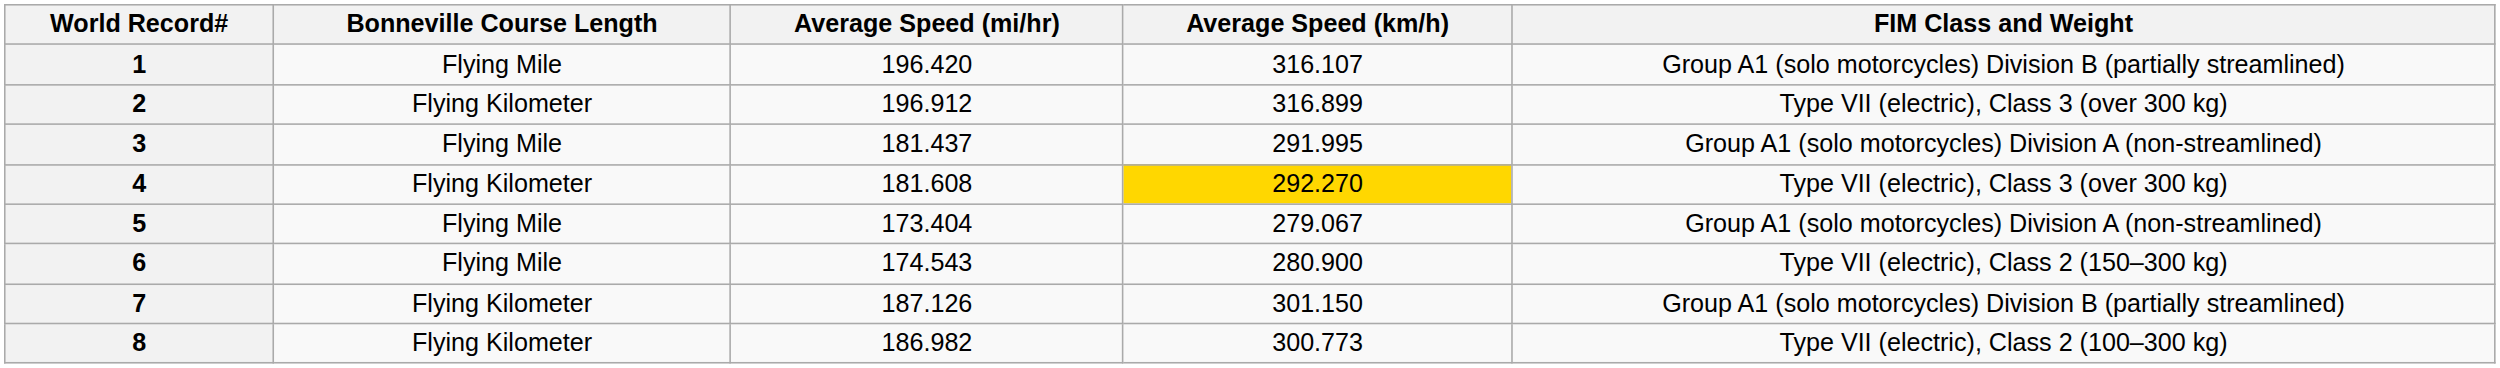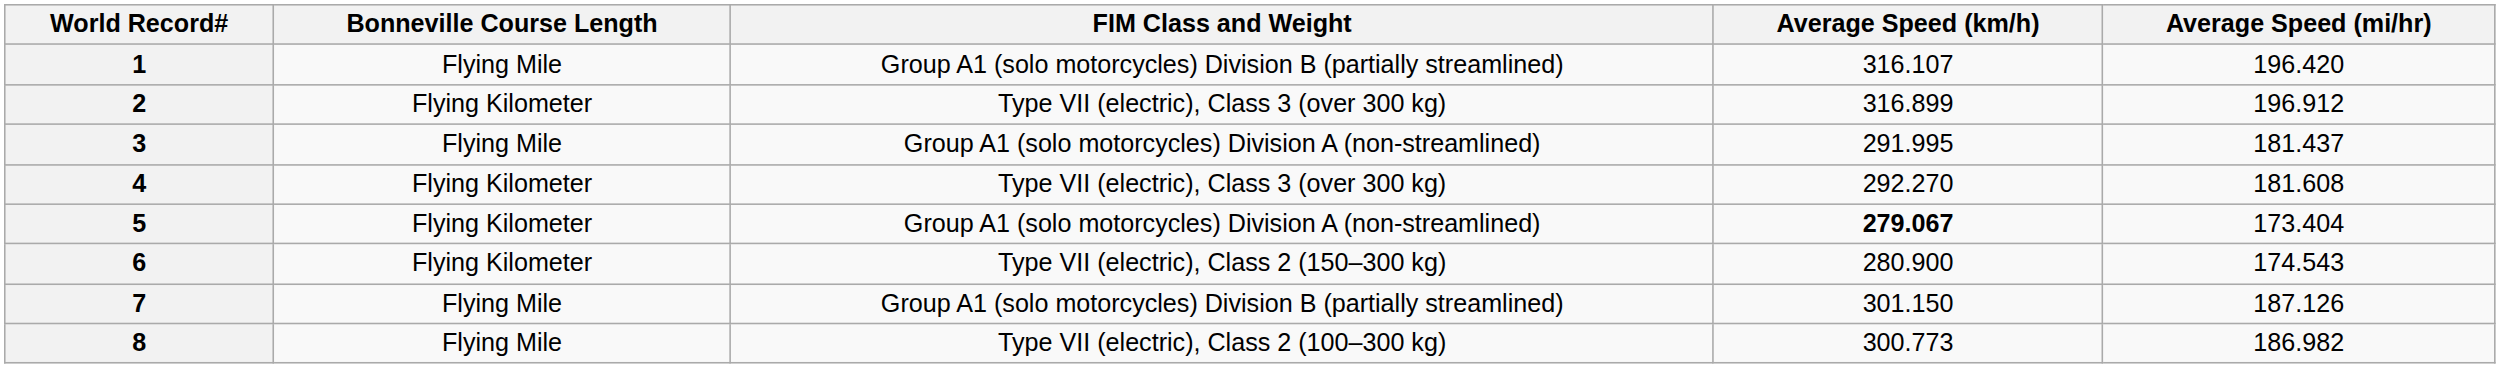columns swapped: (927, 24) <-> (2004, 24)
(1318, 183) gold background -> (1908, 183) no background
(502, 223) Flying Mile -> (502, 223) Flying Kilometer
(1318, 223) normal -> (1908, 223) bold
(502, 263) Flying Mile -> (502, 263) Flying Kilometer
(502, 303) Flying Kilometer -> (502, 303) Flying Mile
(502, 343) Flying Kilometer -> (502, 343) Flying Mile
